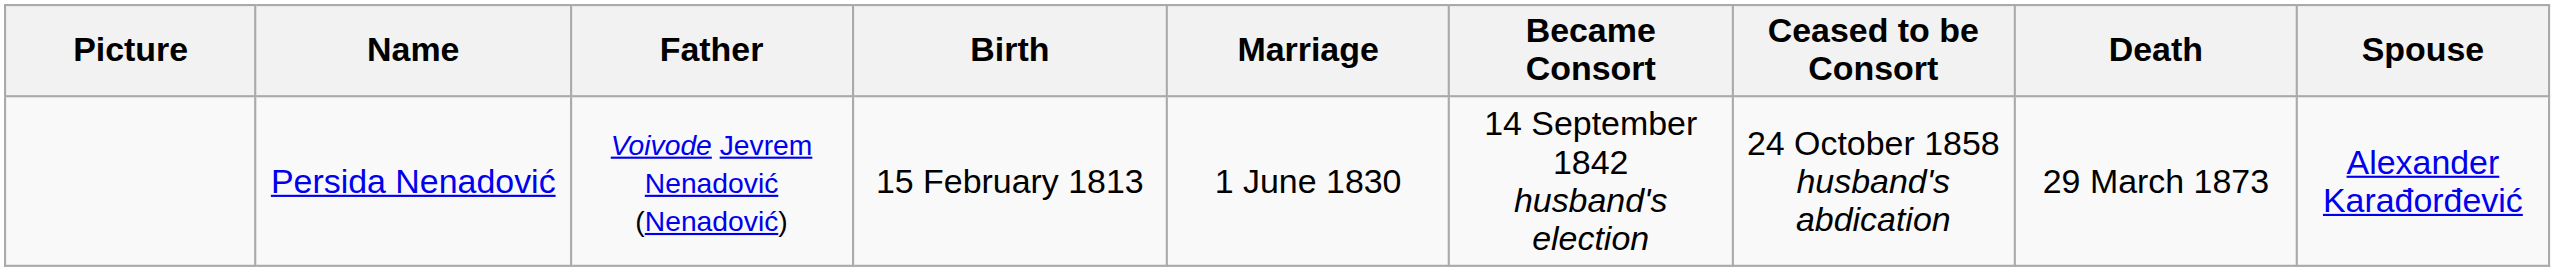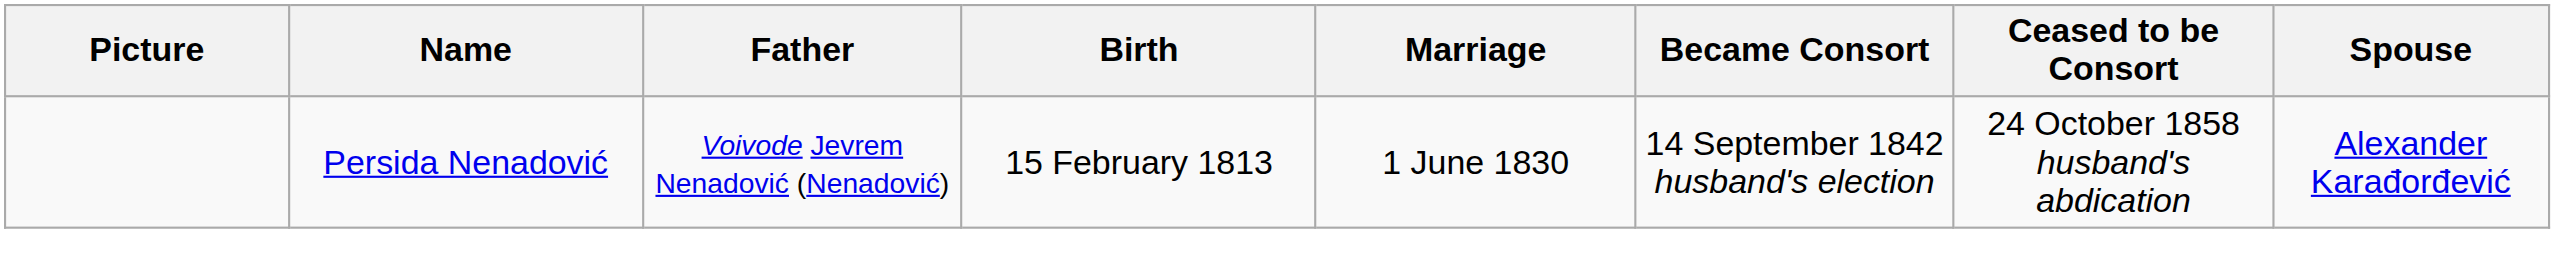- column: (2156, 50)
